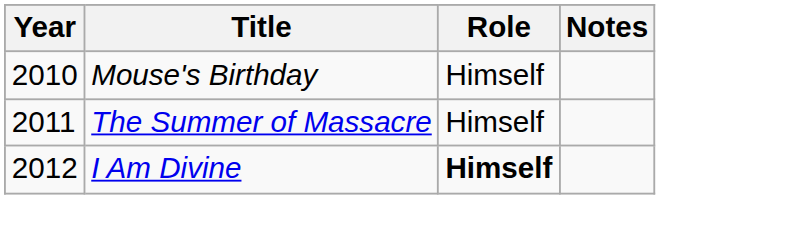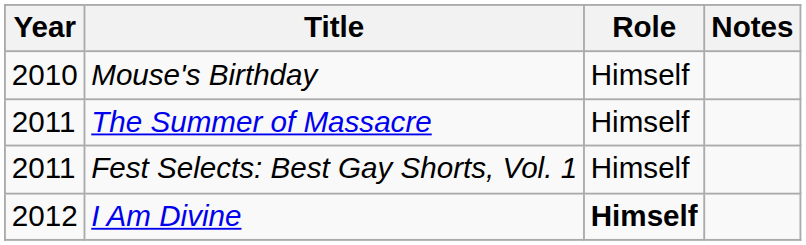+ row: (334, 168)
